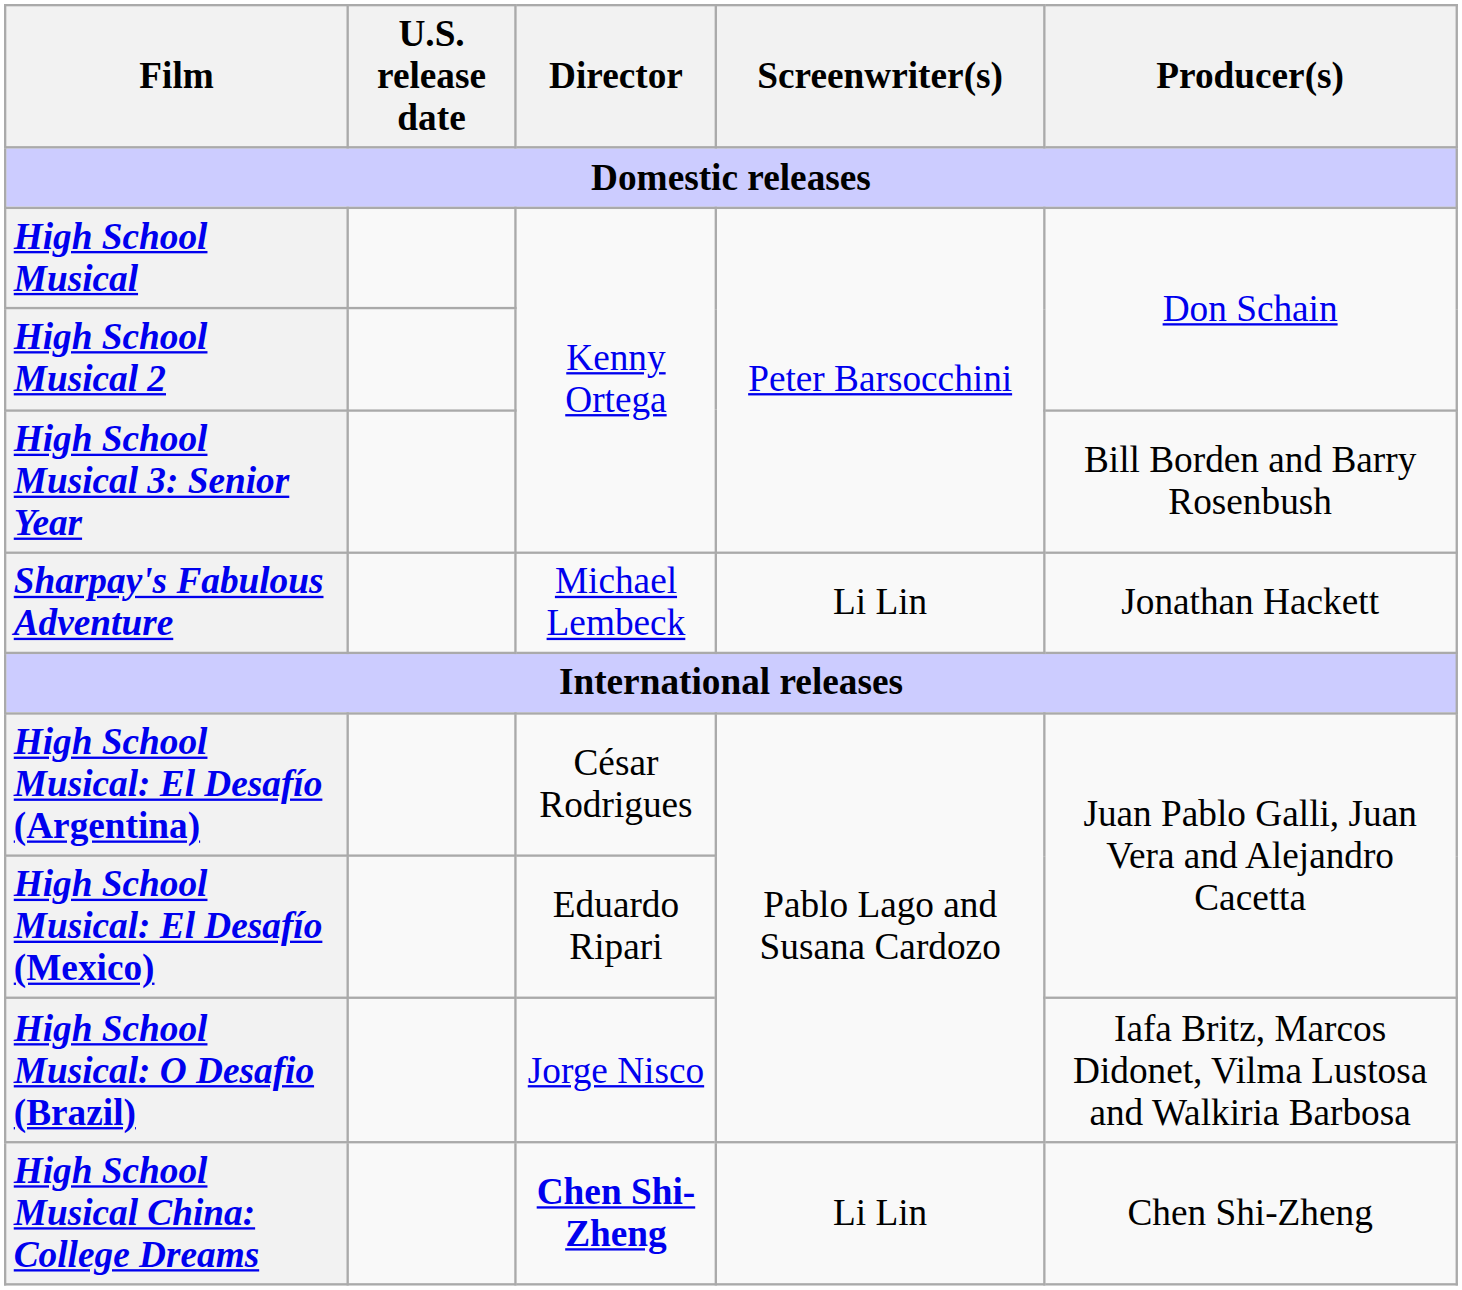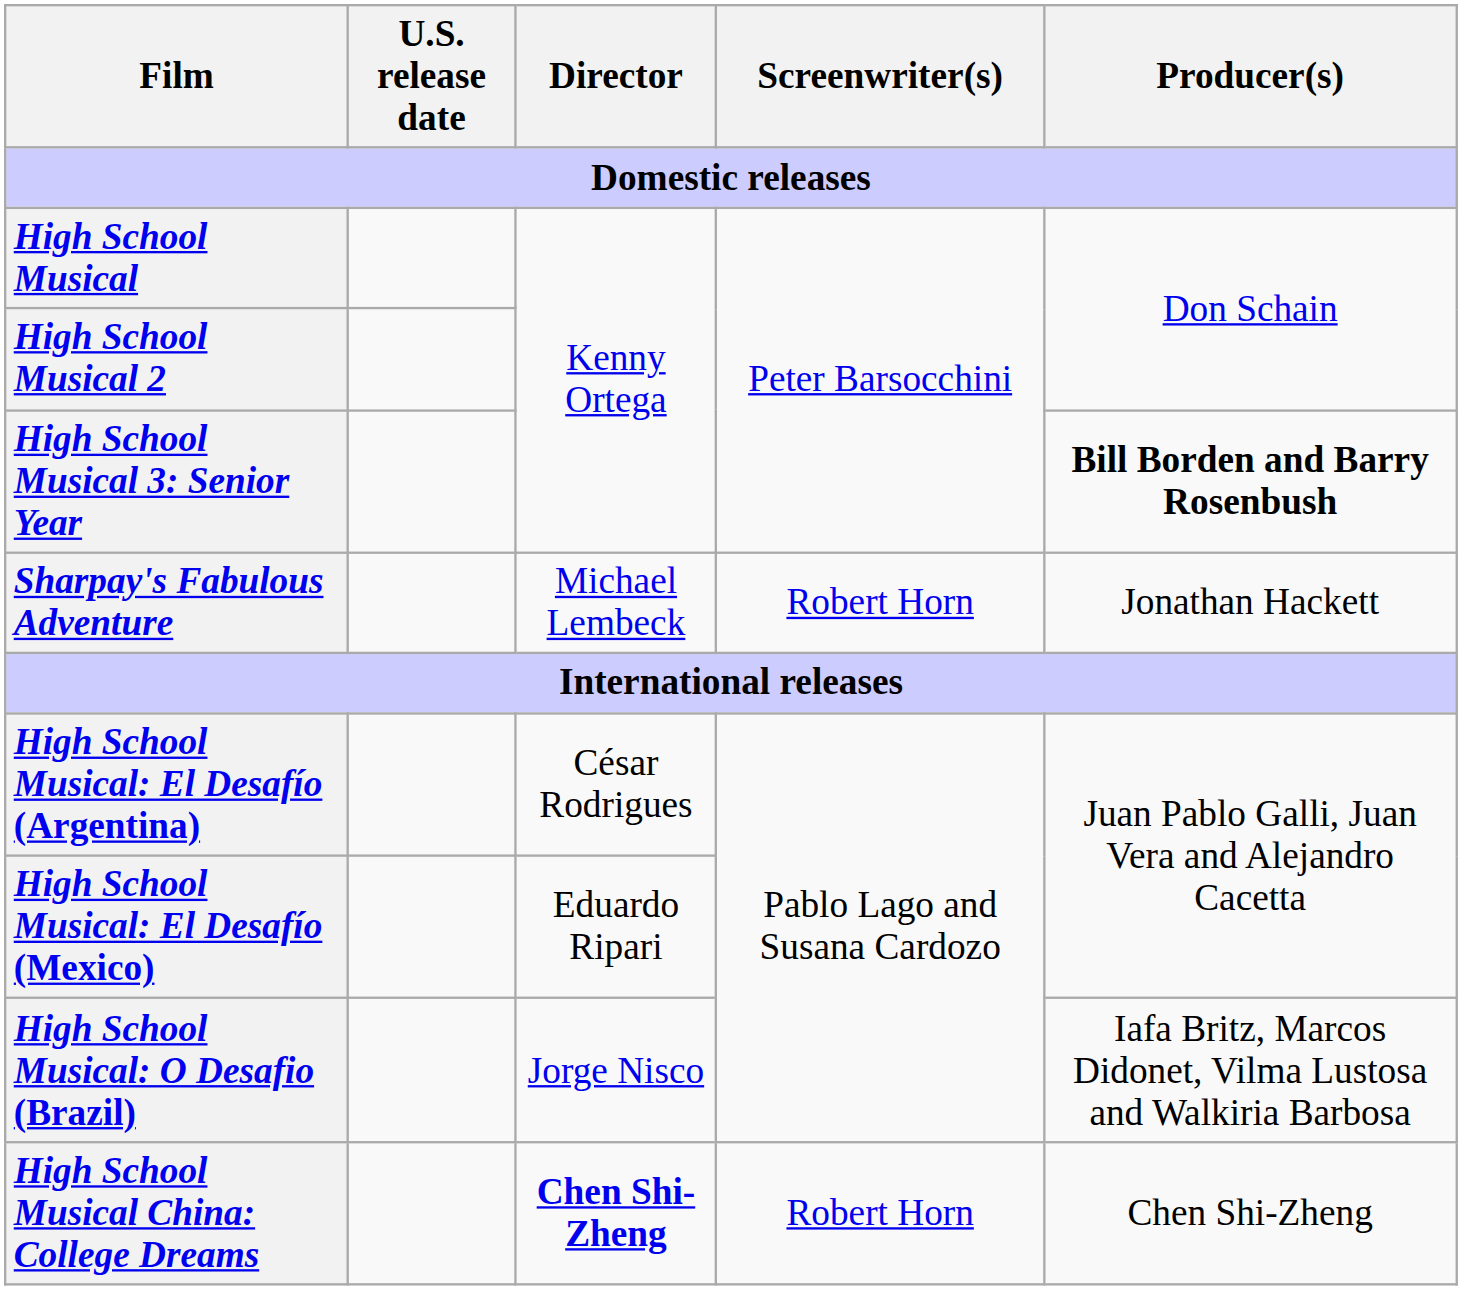(1250, 480) normal -> (1250, 480) bold
(880, 602) Li Lin -> (880, 602) Robert Horn
(880, 1212) Li Lin -> (880, 1212) Robert Horn
